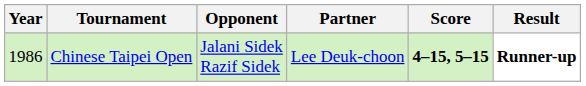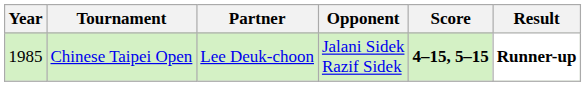columns swapped: (348, 18) <-> (242, 18)
(26, 56) 1986 -> (26, 56) 1985
